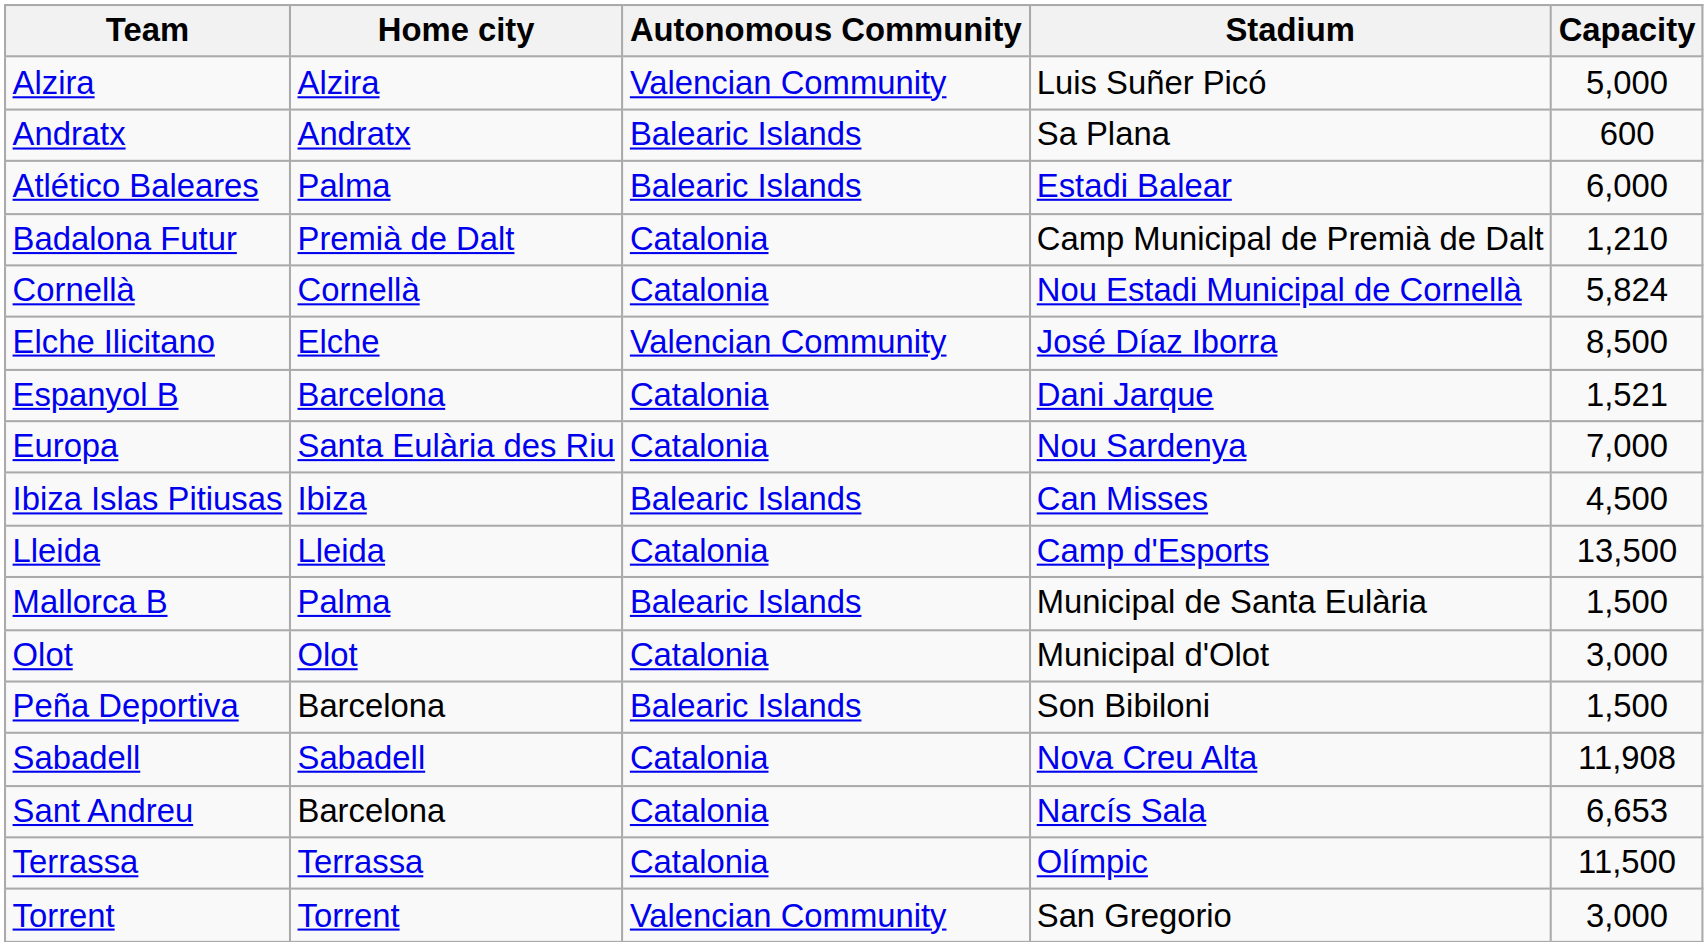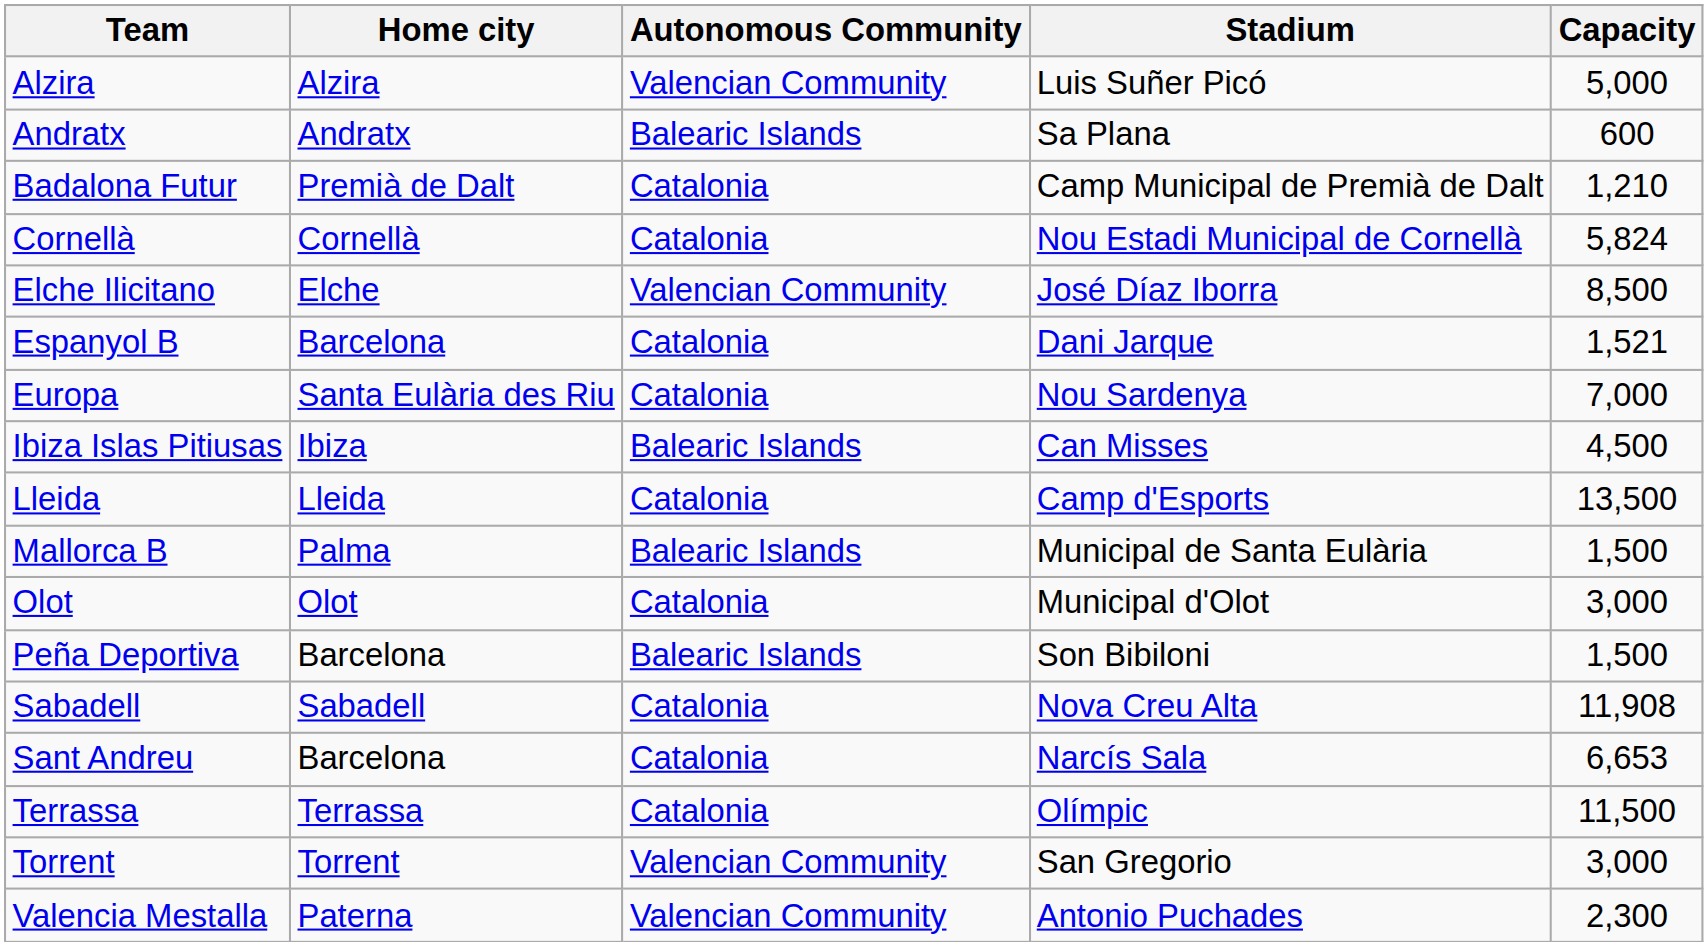- row: (136, 186)
+ row: (140, 914)
